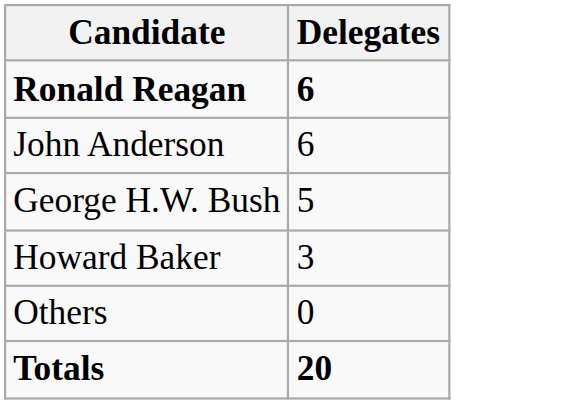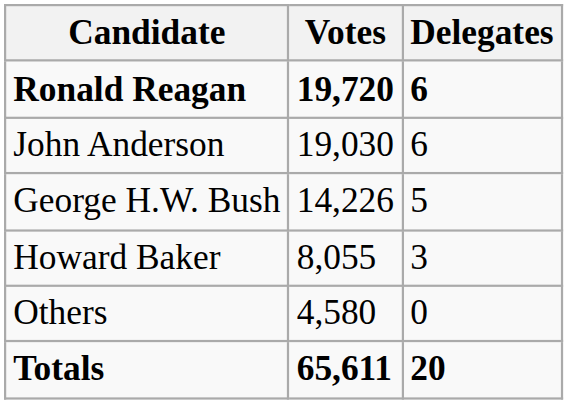+ column: (345, 32)
